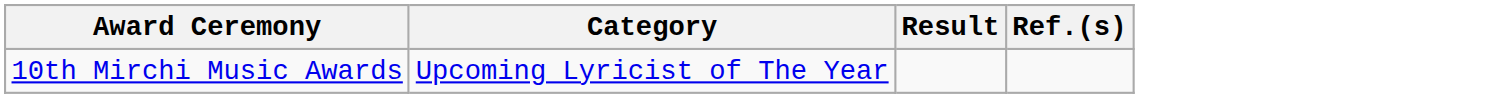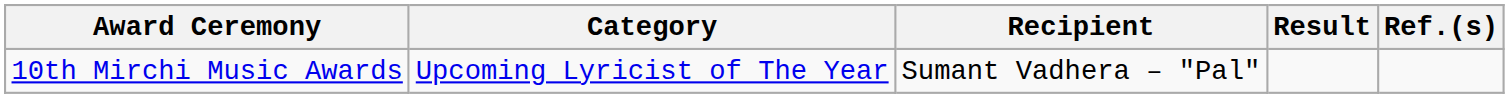+ column: (1081, 27)
